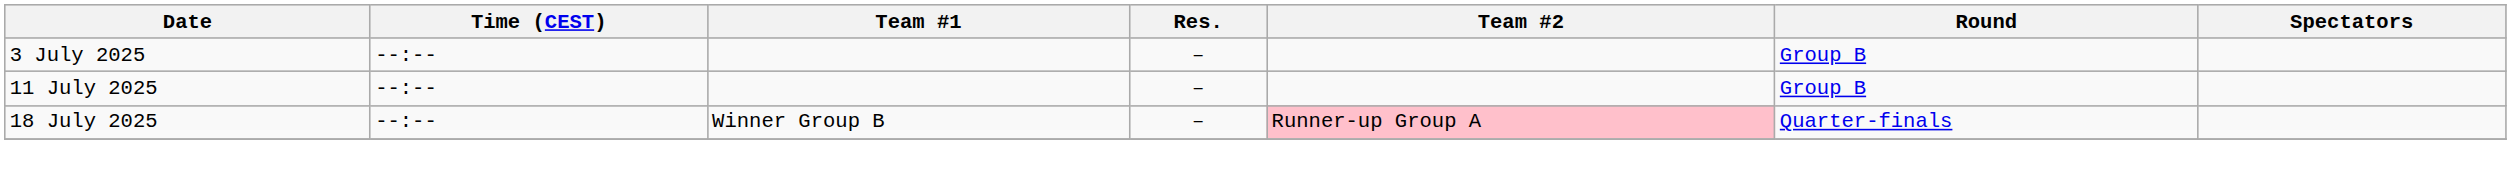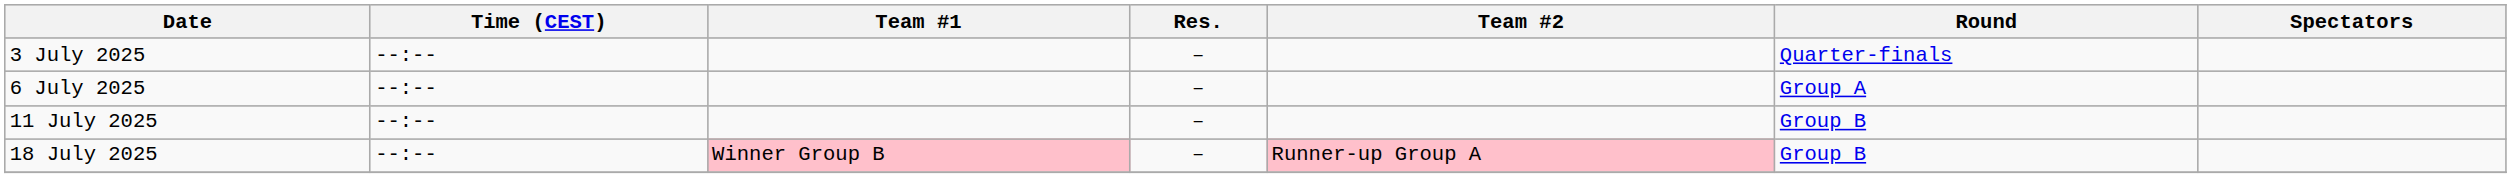(1823, 55) Group B -> (1866, 55) Quarter-finals
+ row: (77, 88)
(798, 122) no background -> (798, 155) pink background
(1866, 122) Quarter-finals -> (1823, 155) Group B
